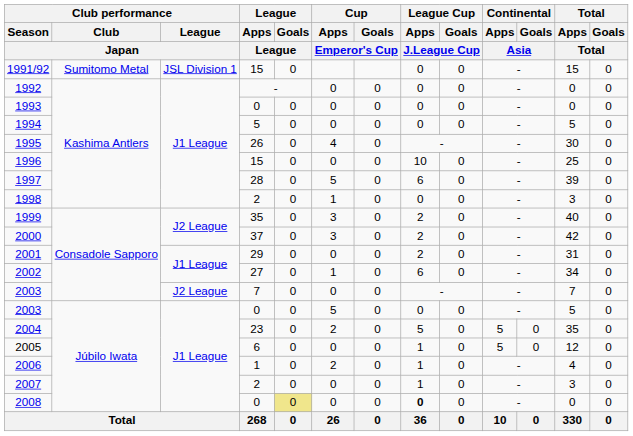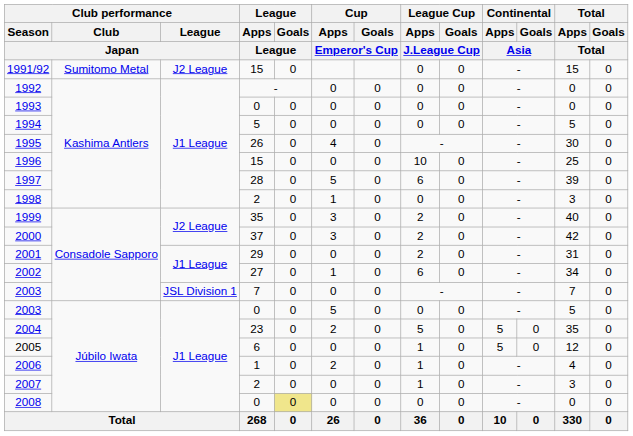(200, 69) JSL Division 1 -> (200, 69) J2 League
(200, 291) J2 League -> (200, 291) JSL Division 1
(420, 402) bold -> (420, 402) normal
